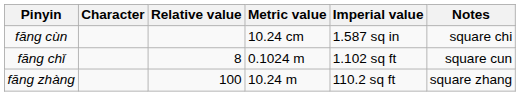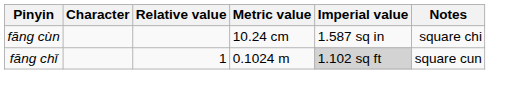(238, 58) 8 -> (223, 58) 1
(365, 58) no background -> (349, 58) lightgrey background
- row: (41, 79)
